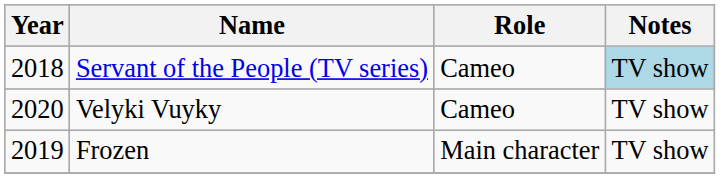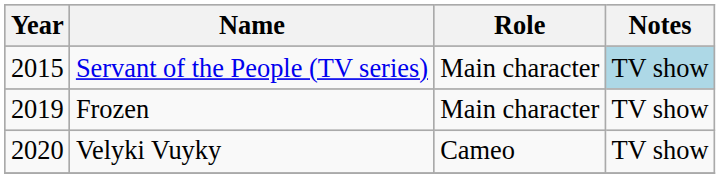(37, 67) 2018 -> (37, 67) 2015
(478, 67) Cameo -> (520, 67) Main character
rows swapped: (113, 151) <-> (149, 109)
